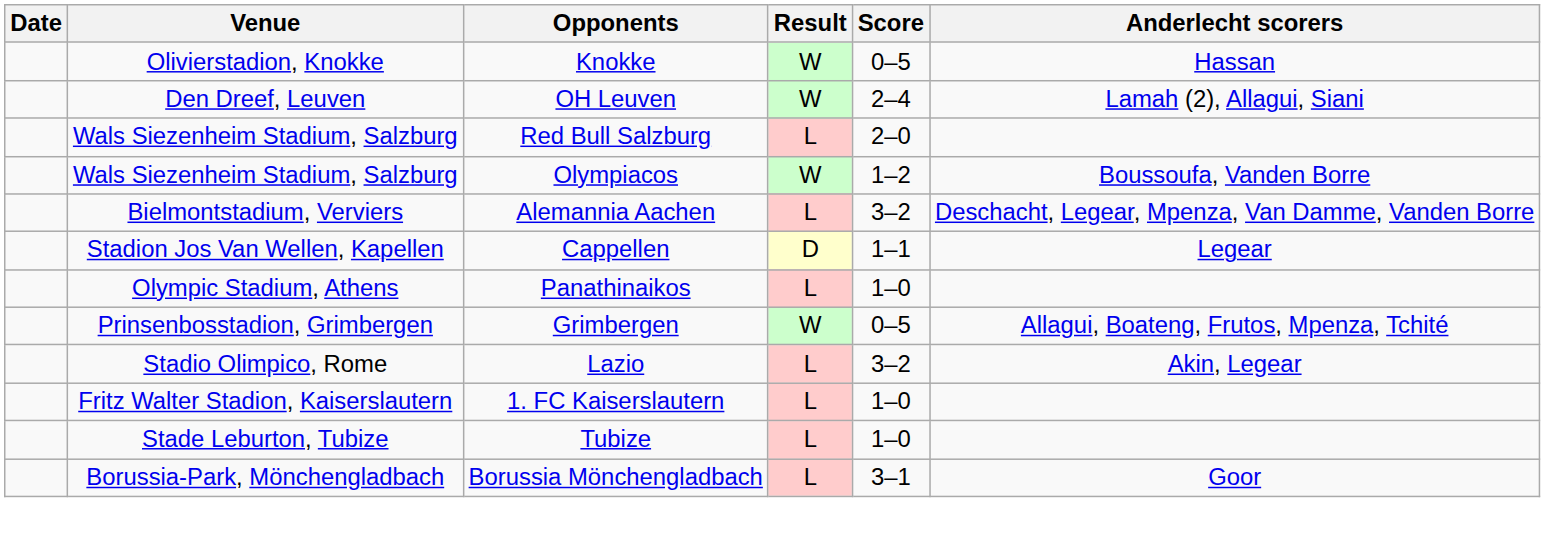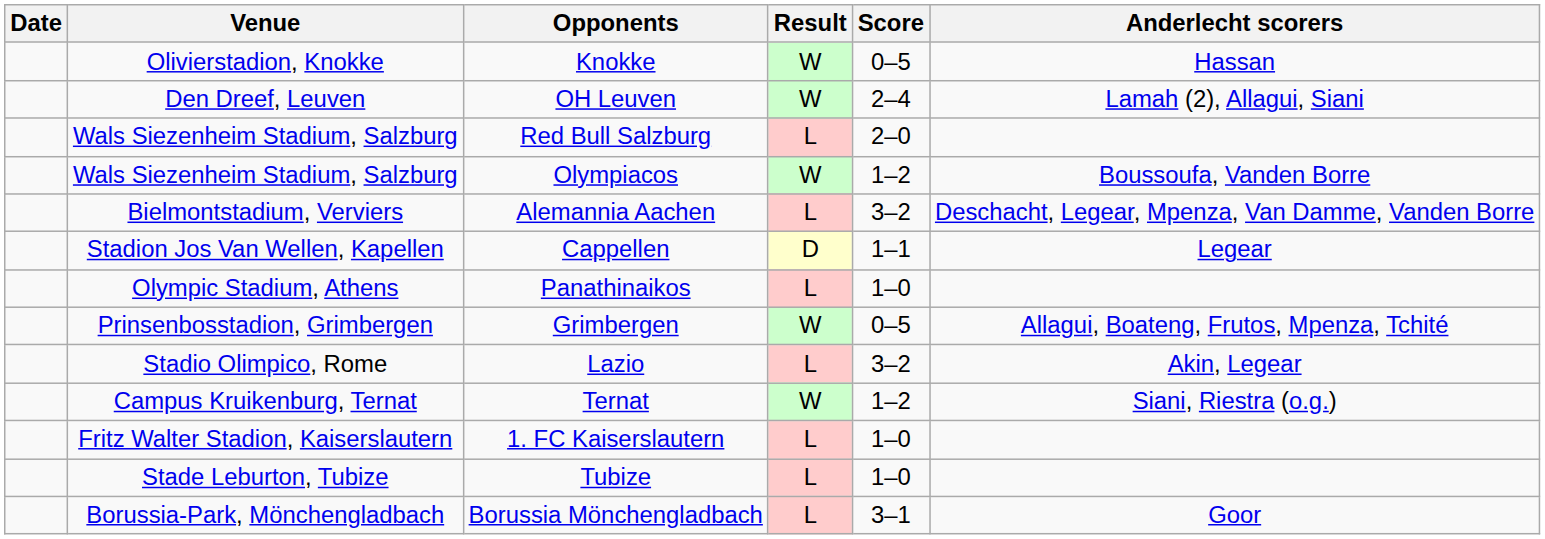+ row: (616, 401)
